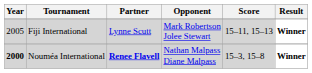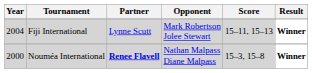(15, 31) 2005 -> (15, 31) 2004
(15, 56) bold -> (15, 56) normal
